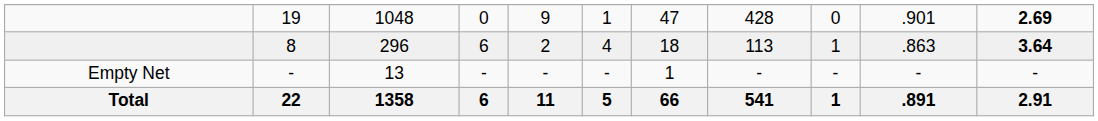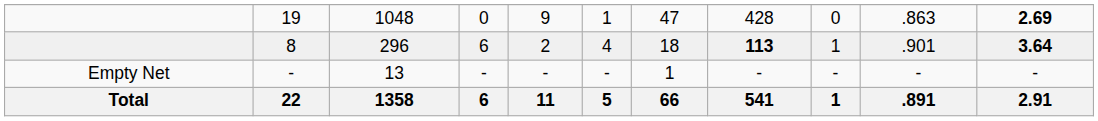(918, 18) .901 -> (918, 18) .863
(759, 45) normal -> (759, 45) bold
(918, 45) .863 -> (918, 45) .901
